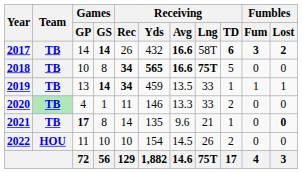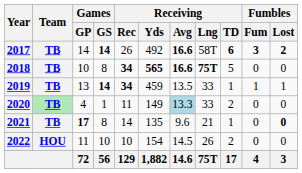(154, 50) 432 -> (154, 50) 492
(154, 104) 146 -> (154, 104) 149
(182, 104) no background -> (182, 104) lightblue background
